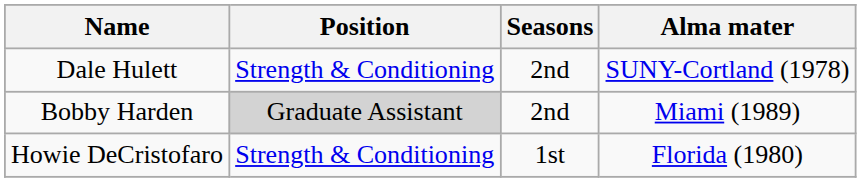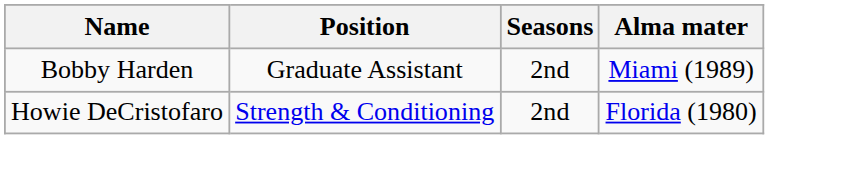- row: (117, 69)
(365, 112) lightgrey background -> (365, 69) no background
(550, 155) 1st -> (550, 112) 2nd
